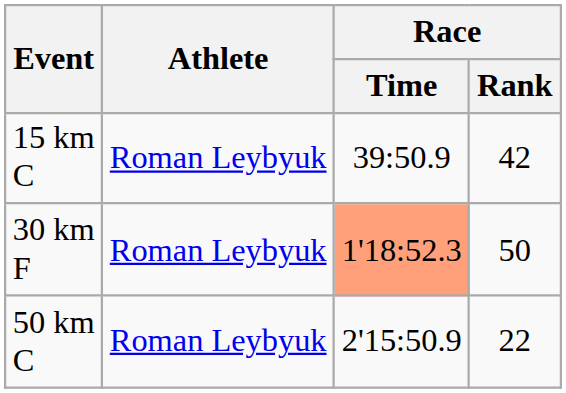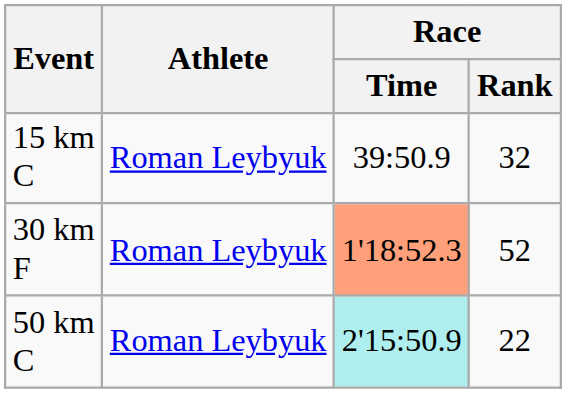(515, 157) 42 -> (515, 157) 32
(515, 249) 50 -> (515, 249) 52
(402, 340) no background -> (402, 340) paleturquoise background
